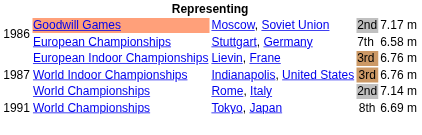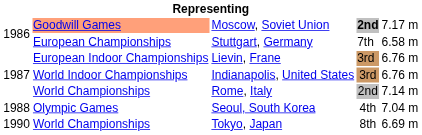(367, 25) normal -> (368, 25) bold
+ row: (263, 108)
(17, 108) 1991 -> (17, 124) 1990
